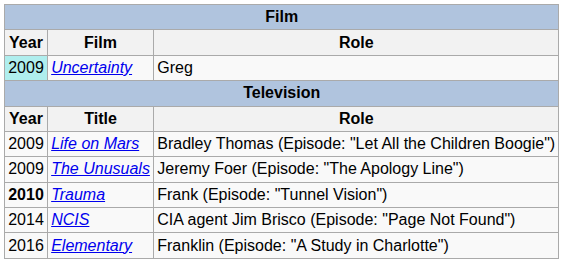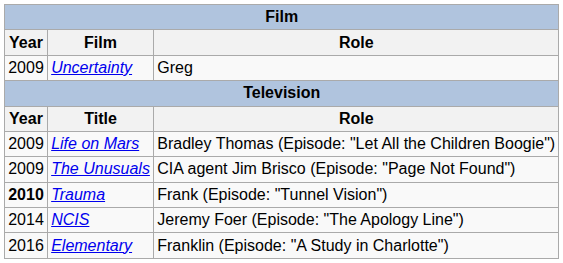(26, 67) paleturquoise background -> (26, 67) no background
(311, 169) Jeremy Foer (Episode: "The Apology Line") -> (336, 169) CIA agent Jim Brisco (Episode: "Page Not Found")
(336, 220) CIA agent Jim Brisco (Episode: "Page Not Found") -> (311, 220) Jeremy Foer (Episode: "The Apology Line")
